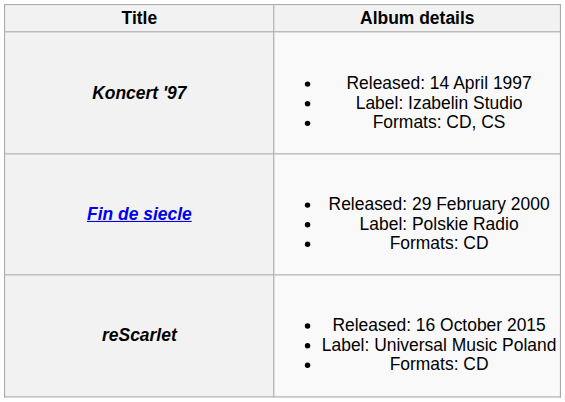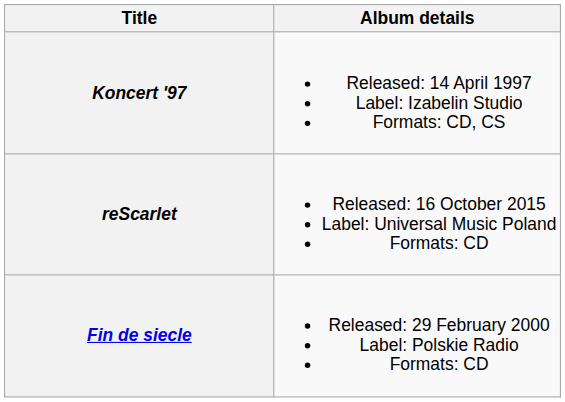rows swapped: (139, 214) <-> (139, 335)
